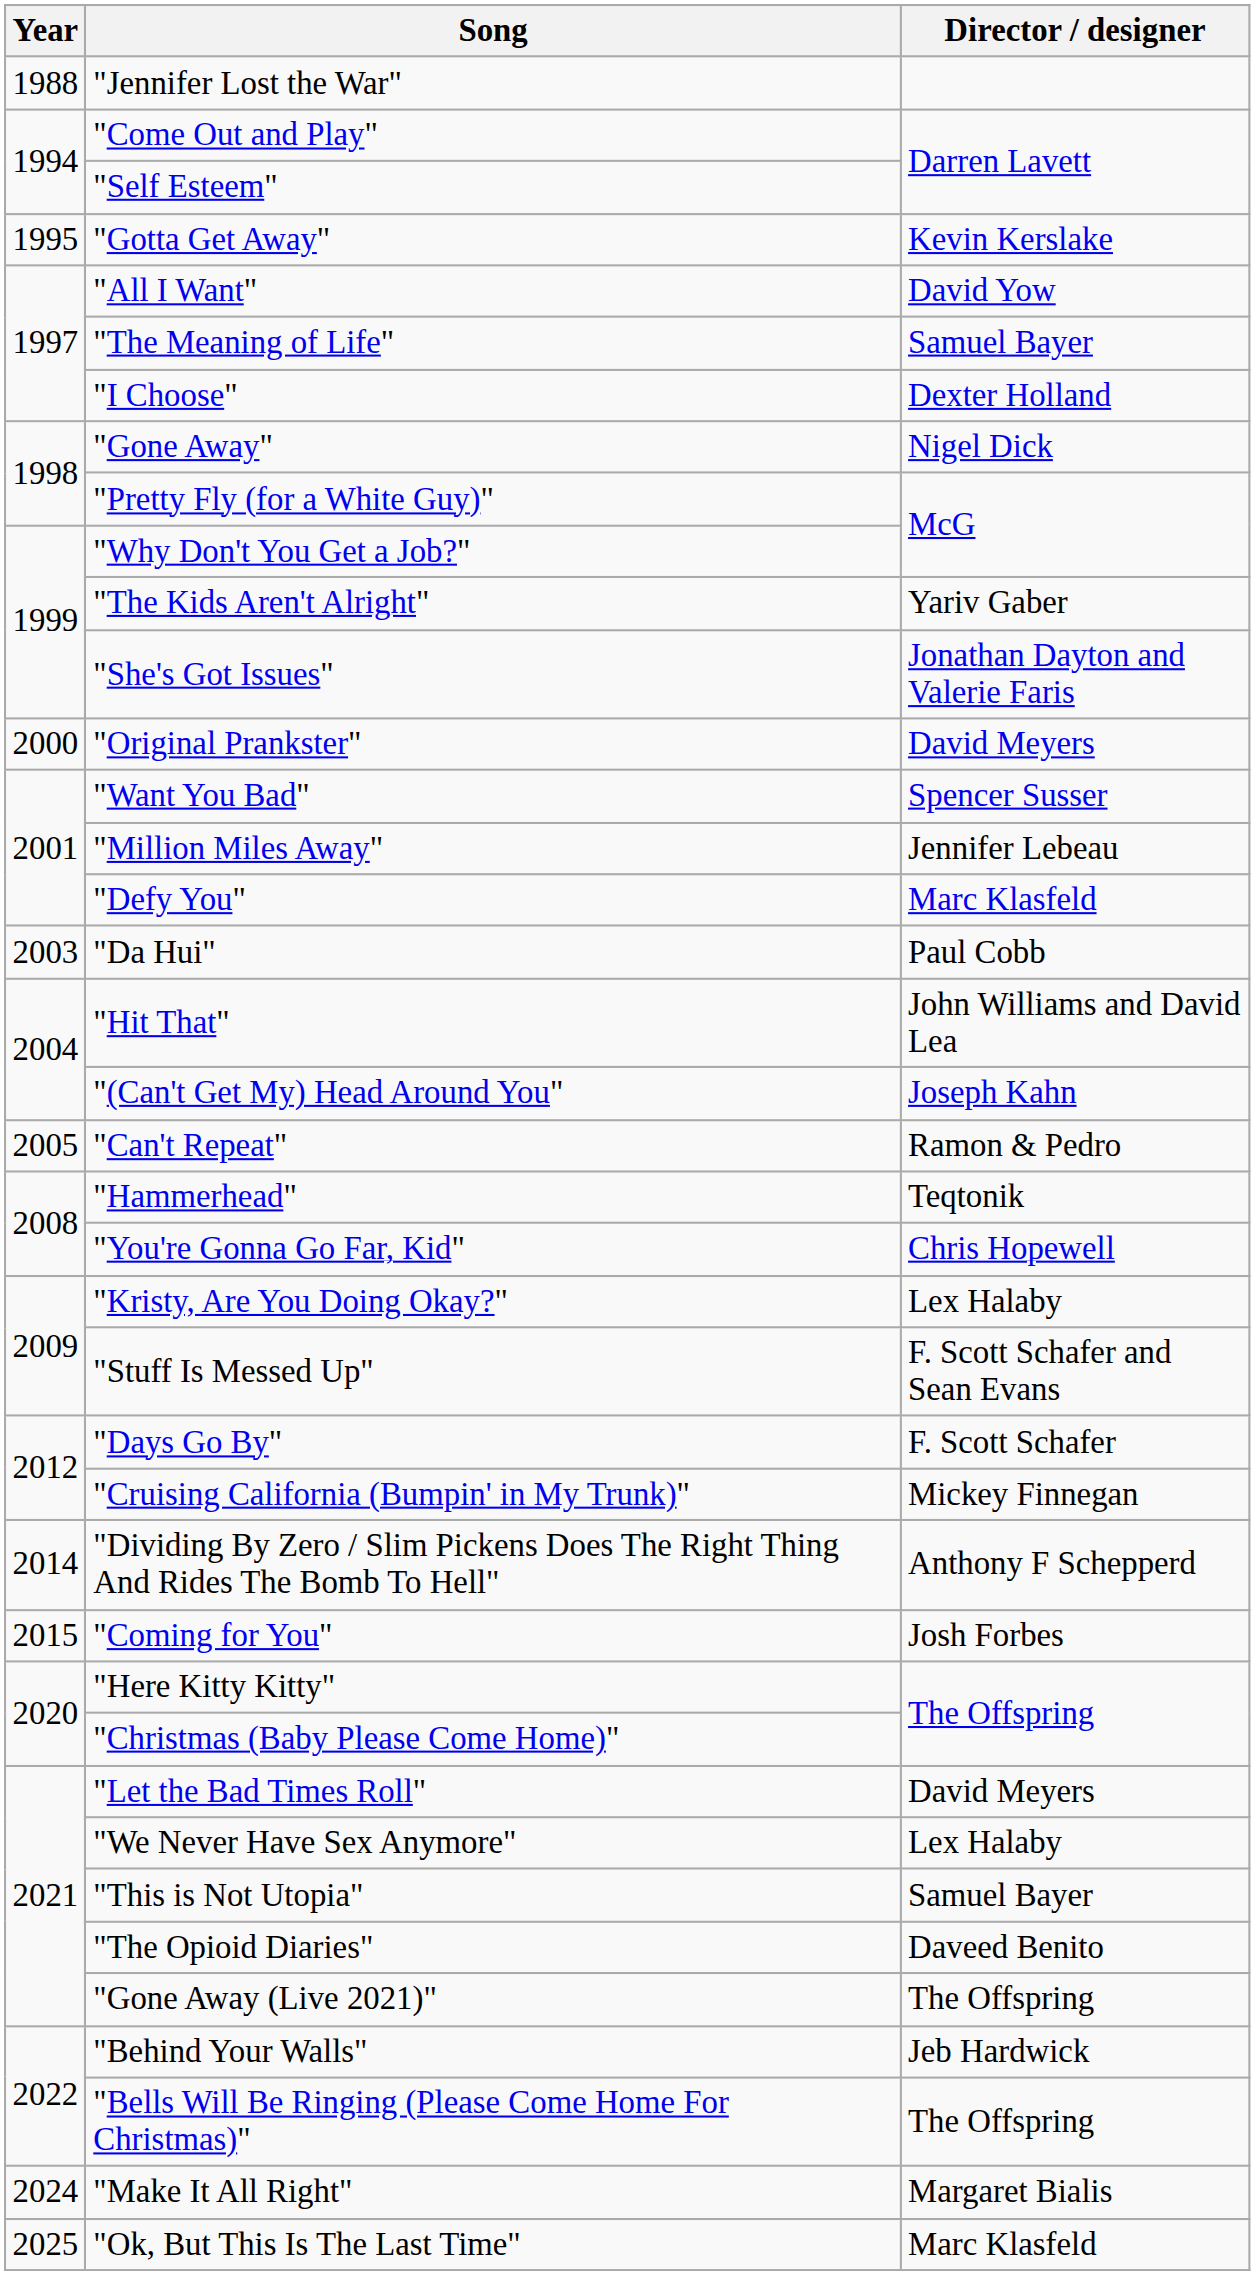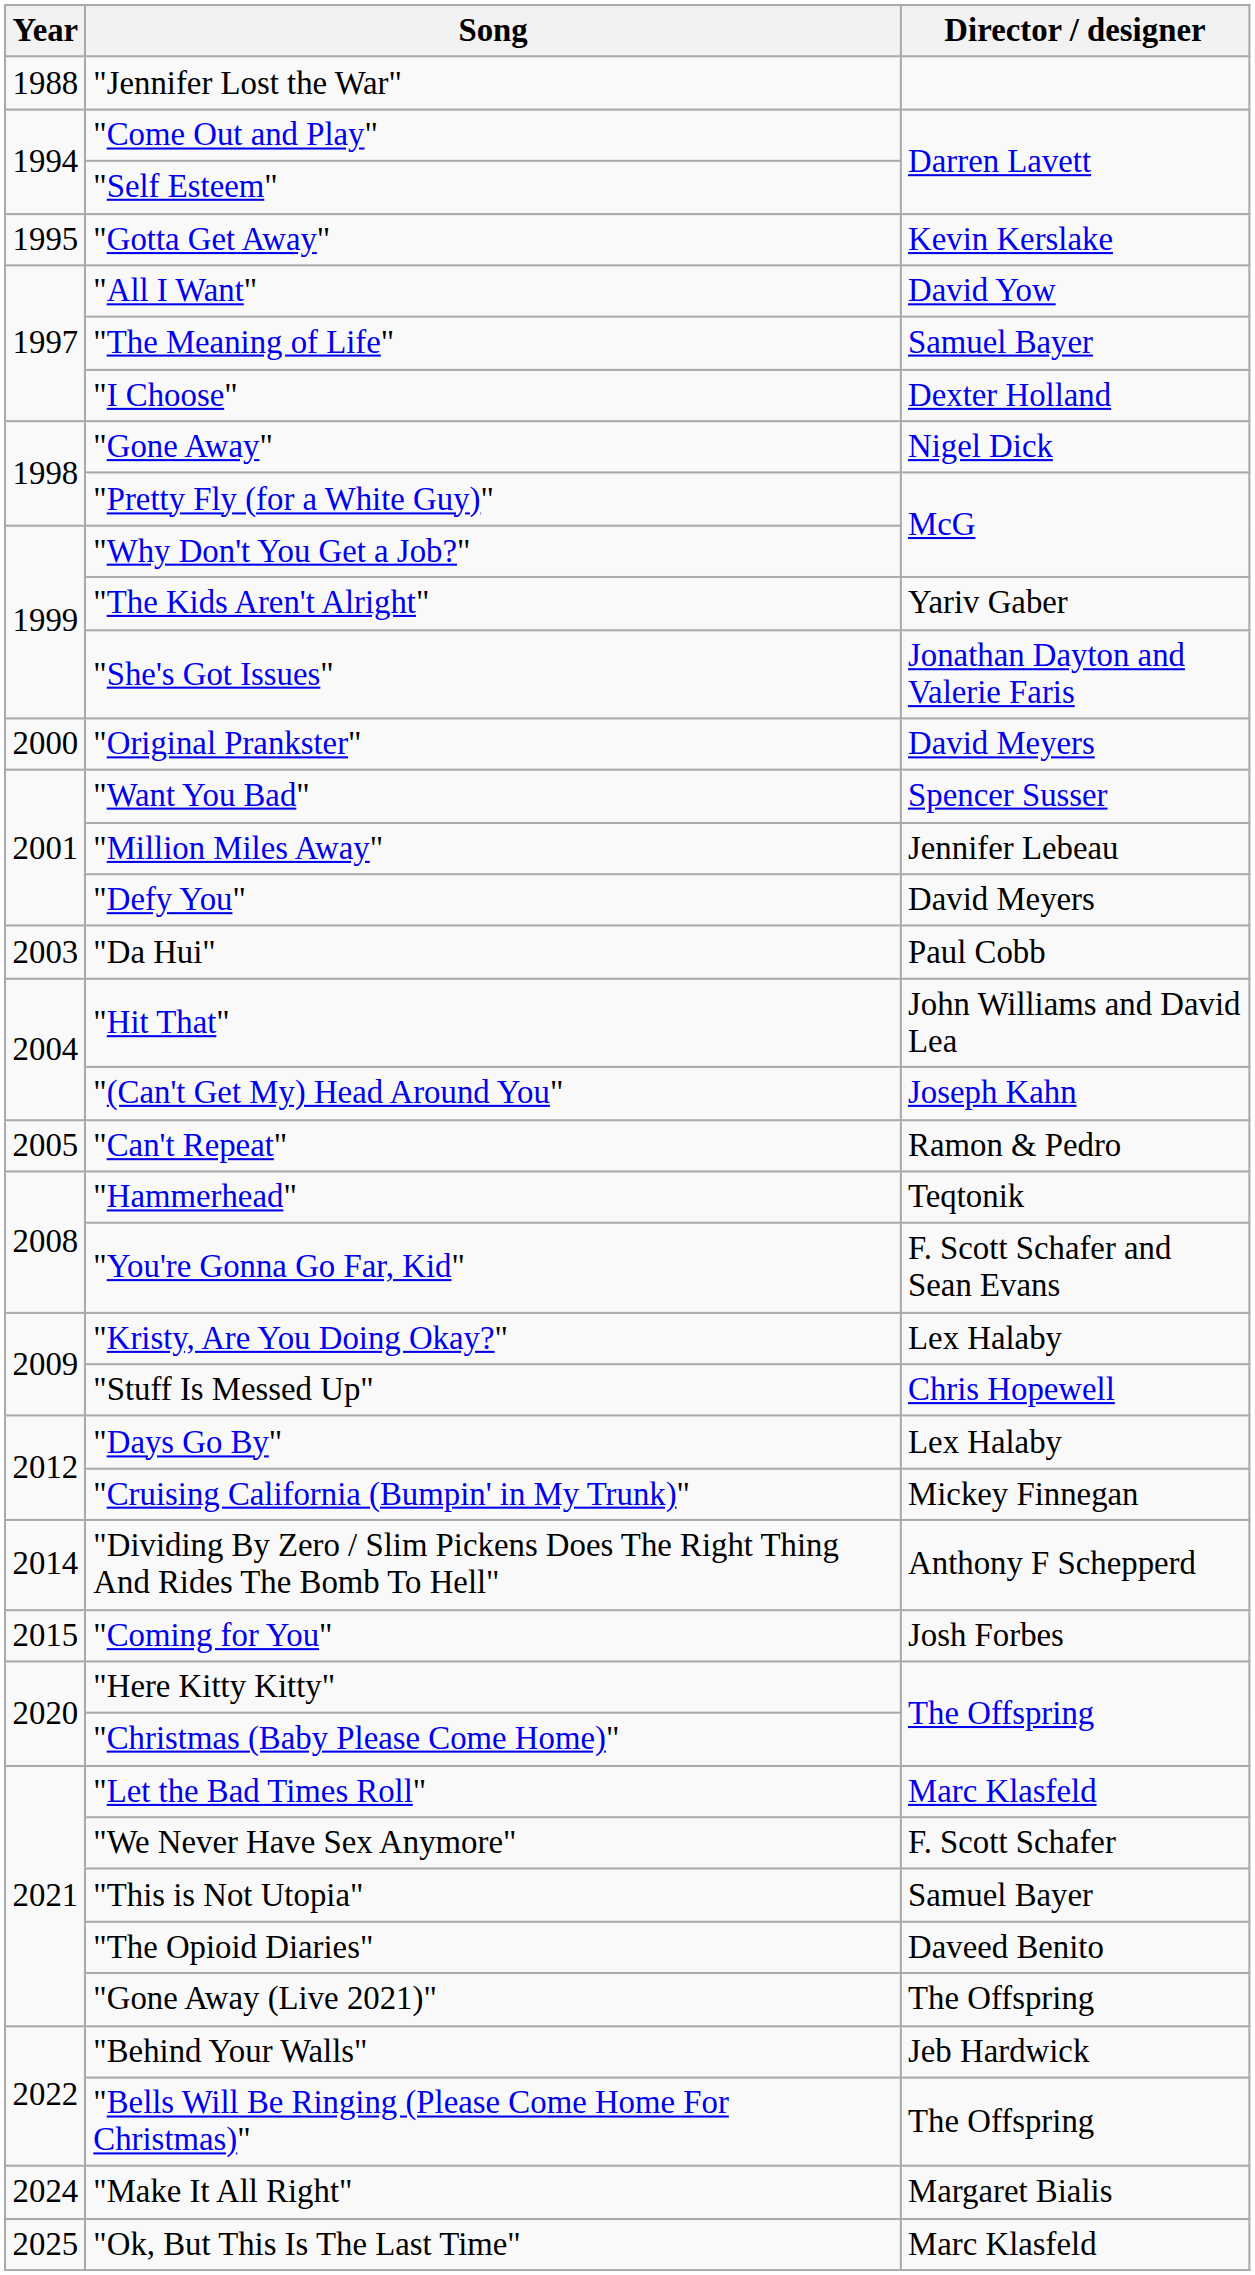(1002, 899) Marc Klasfeld -> (1001, 899) David Meyers
(1011, 1248) Chris Hopewell -> (1040, 1267) F. Scott Schafer and Sean Evans
(1040, 1371) F. Scott Schafer and Sean Evans -> (1011, 1389) Chris Hopewell
(1012, 1441) F. Scott Schafer -> (985, 1441) Lex Halaby
(1001, 1790) David Meyers -> (1002, 1790) Marc Klasfeld
(985, 1842) Lex Halaby -> (1012, 1842) F. Scott Schafer
